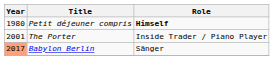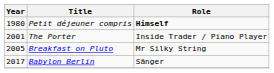+ row: (71, 49)
(16, 49) lightsalmon background -> (16, 62) no background
